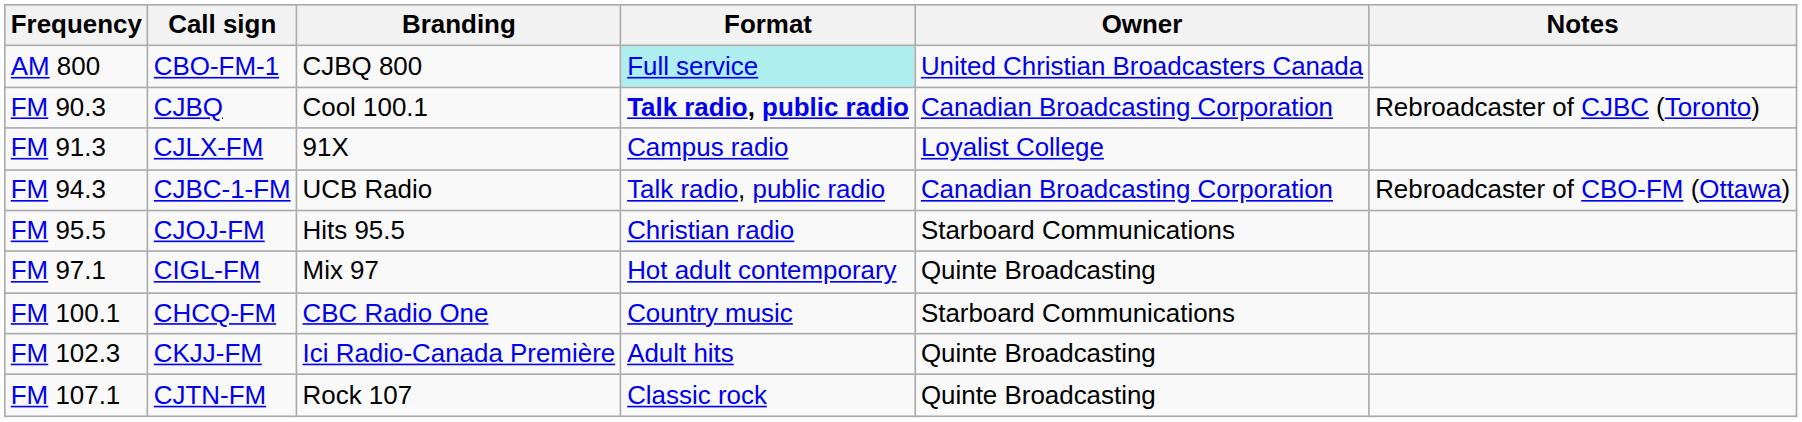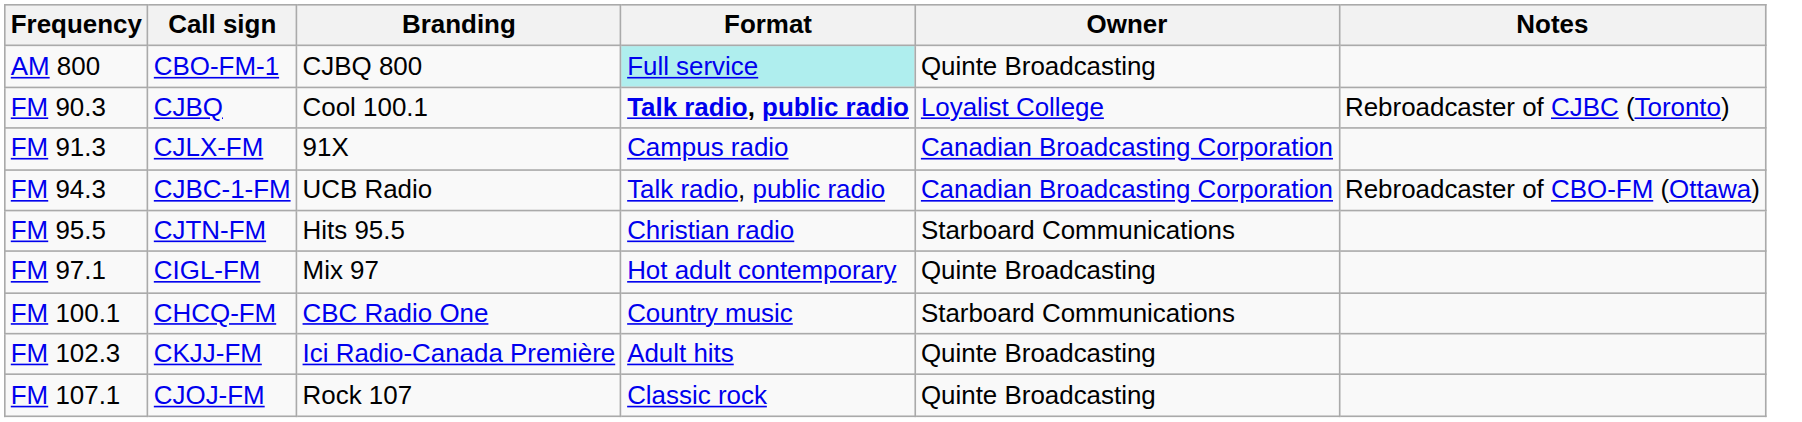(1142, 66) United Christian Broadcasters Canada -> (1038, 66) Quinte Broadcasting
(1127, 107) Canadian Broadcasting Corporation -> (1012, 107) Loyalist College
(1012, 148) Loyalist College -> (1127, 148) Canadian Broadcasting Corporation
(209, 230) CJOJ-FM -> (210, 230) CJTN-FM
(210, 395) CJTN-FM -> (209, 395) CJOJ-FM
